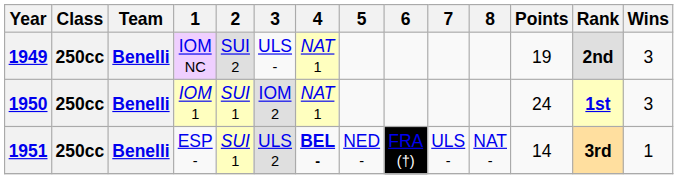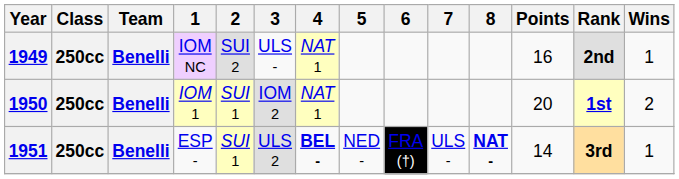(542, 56) 19 -> (543, 56) 16
(648, 56) 3 -> (649, 56) 1
(542, 103) 24 -> (543, 103) 20
(648, 103) 3 -> (649, 103) 2
(490, 150) normal -> (491, 150) bold
